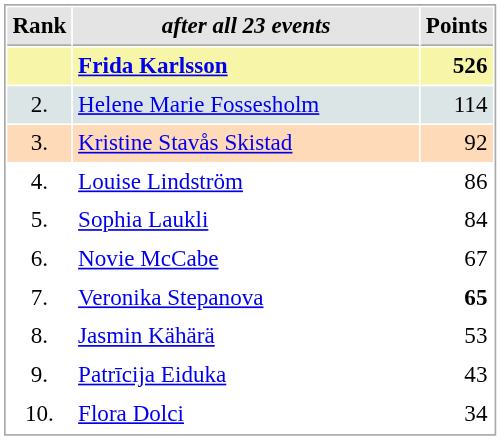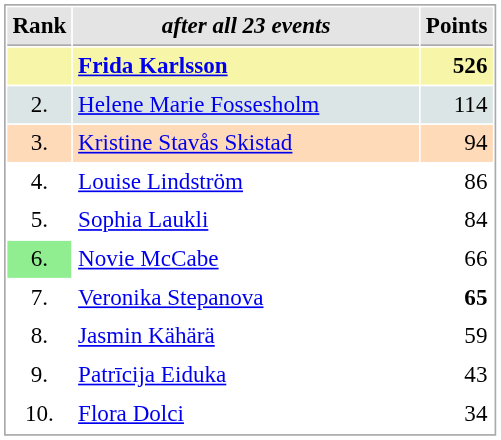(476, 143) 92 -> (476, 143) 94
(39, 259) no background -> (39, 259) lightgreen background
(476, 259) 67 -> (476, 259) 66
(476, 336) 53 -> (476, 336) 59
